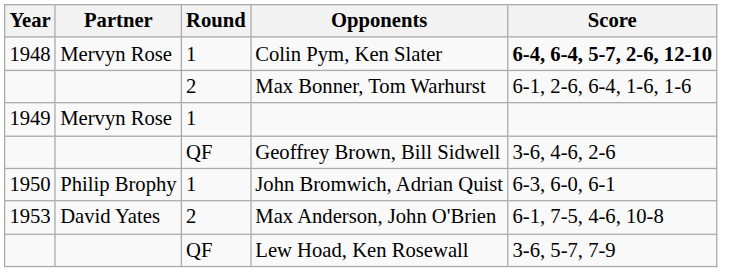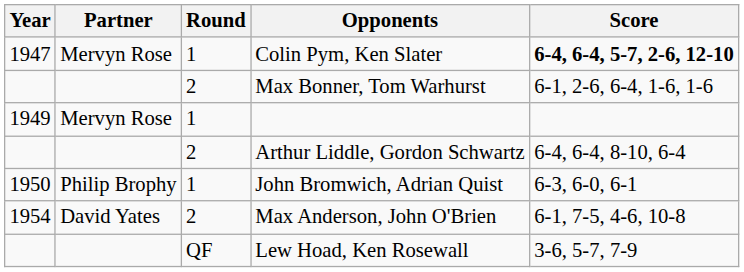(30, 53) 1948 -> (30, 53) 1947
+ row: (390, 151)
- row: (378, 151)
(30, 217) 1953 -> (30, 217) 1954
